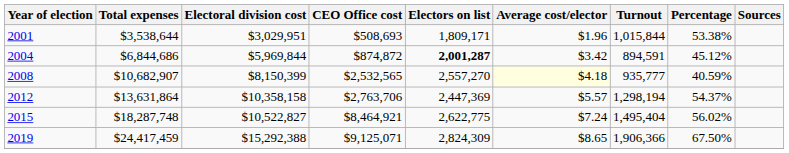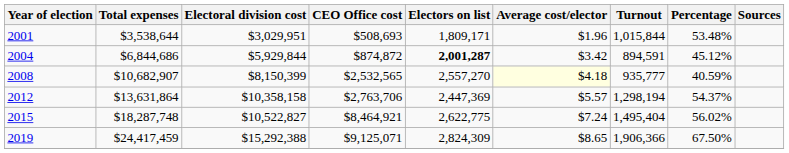(712, 35) 53.38% -> (712, 35) 53.48%
(277, 55) $5,969,844 -> (277, 55) $5,929,844
